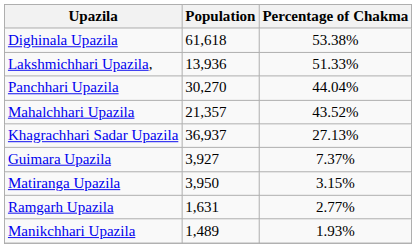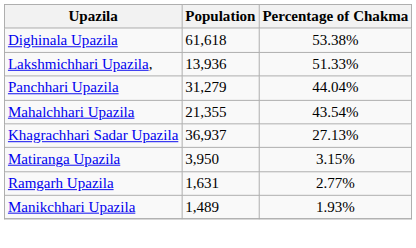(206, 87) 30,270 -> (206, 87) 31,279
(206, 111) 21,357 -> (206, 111) 21,355
(335, 111) 43.52% -> (335, 111) 43.54%
- row: (60, 159)
